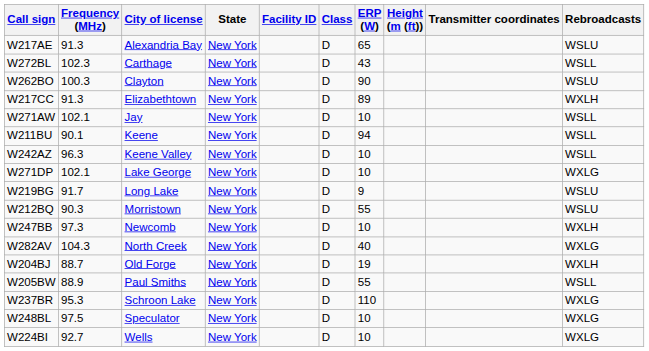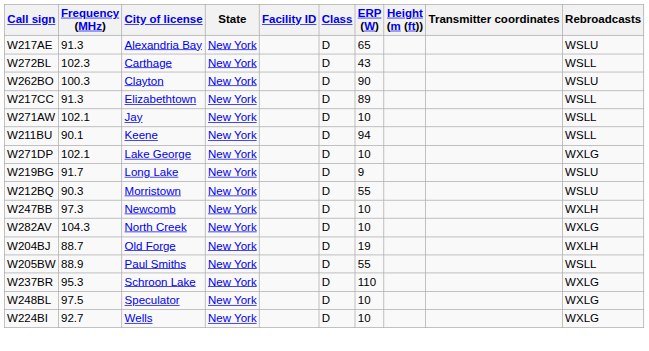(582, 99) WXLH -> (581, 99) WSLL
- row: (29, 154)
(364, 245) 40 -> (364, 227) 10
